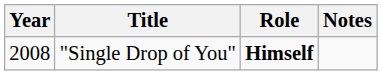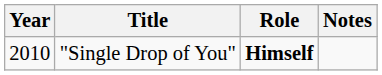(30, 53) 2008 -> (30, 53) 2010
